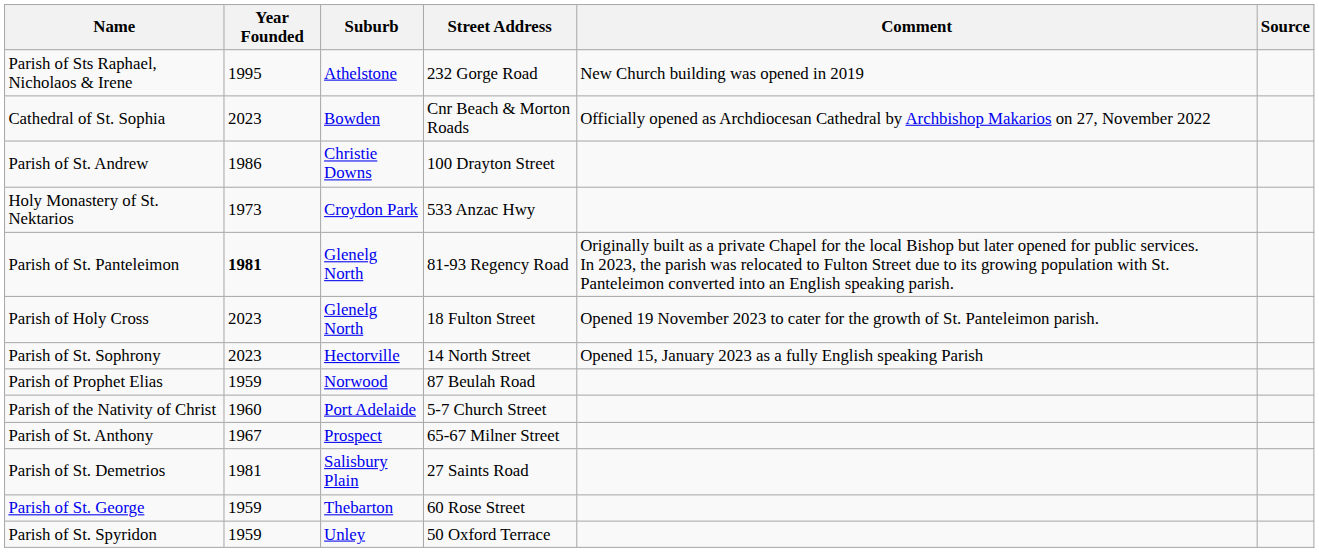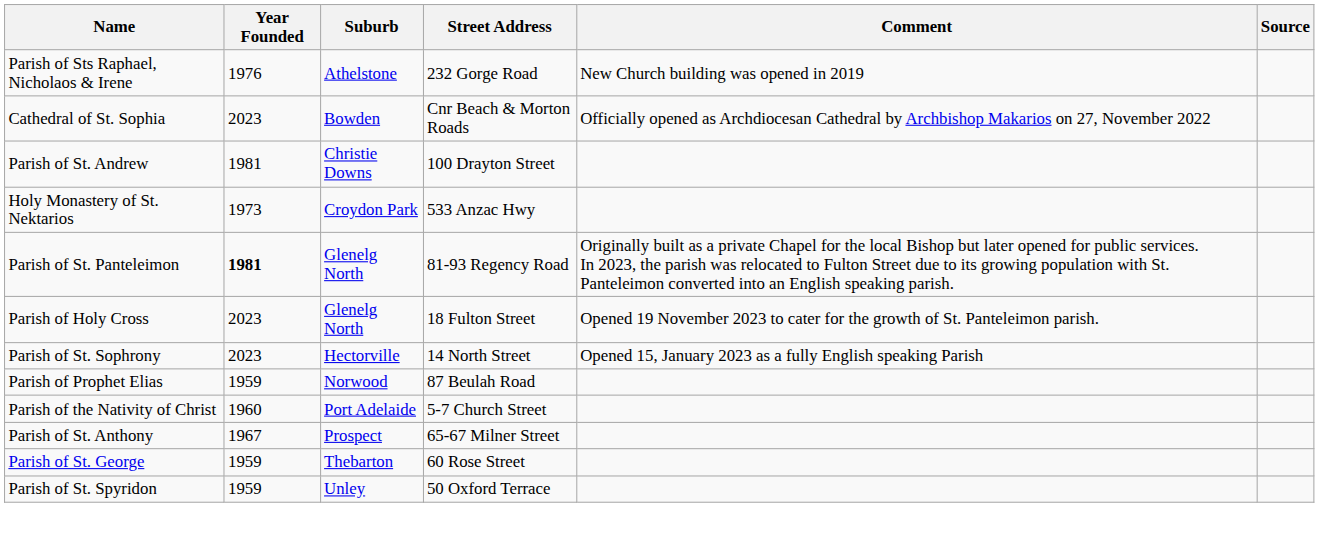(245, 72) 1995 -> (245, 72) 1976
(245, 163) 1986 -> (245, 163) 1981
- row: (87, 471)
